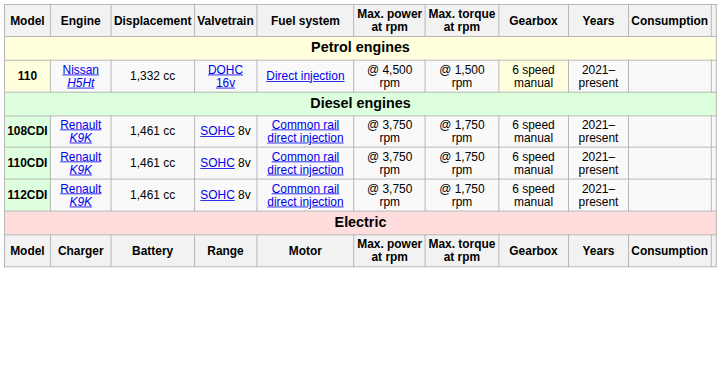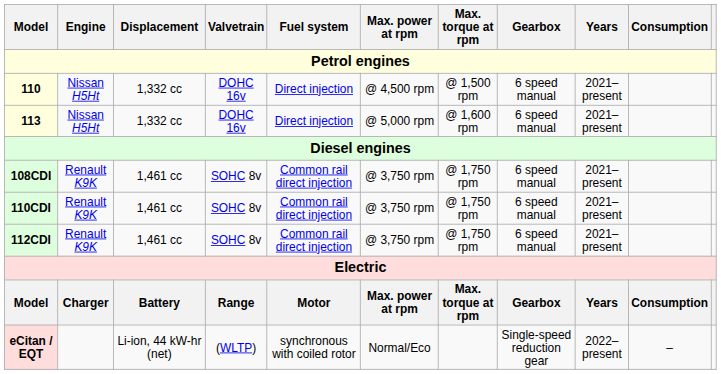(534, 75) lightyellow background -> (536, 89) no background
+ row: (31, 120)
+ row: (31, 347)
